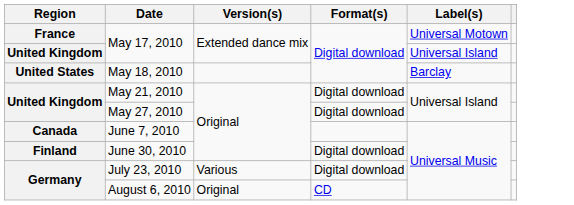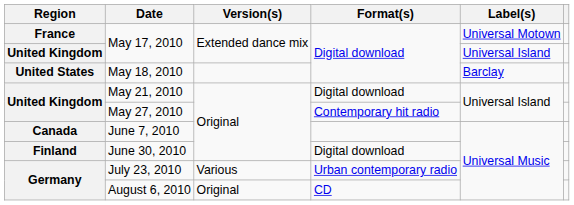(359, 111) Digital download -> (377, 111) Contemporary hit radio
(359, 170) Digital download -> (385, 170) Urban contemporary radio
